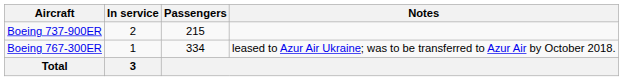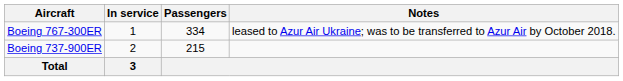rows swapped: (55, 31) <-> (55, 48)
